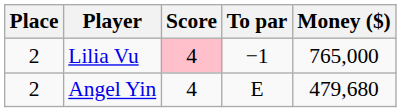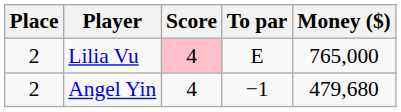(257, 55) −1 -> (257, 55) E
(257, 89) E -> (257, 89) −1
